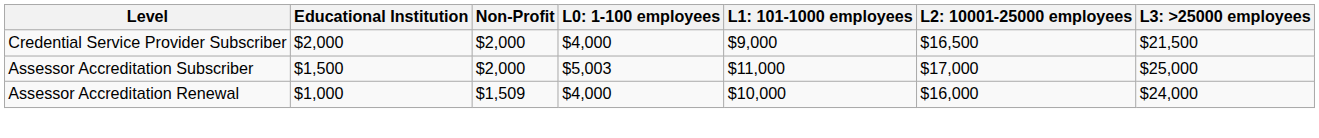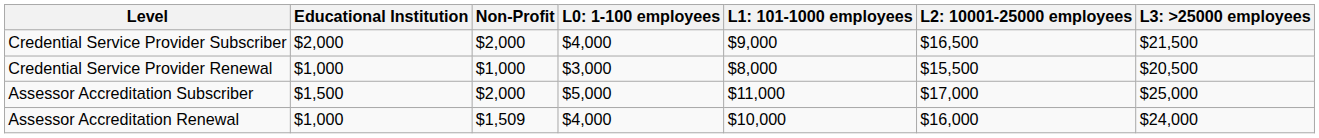+ row: (140, 68)
(587, 68) $5,003 -> (587, 94) $5,000
